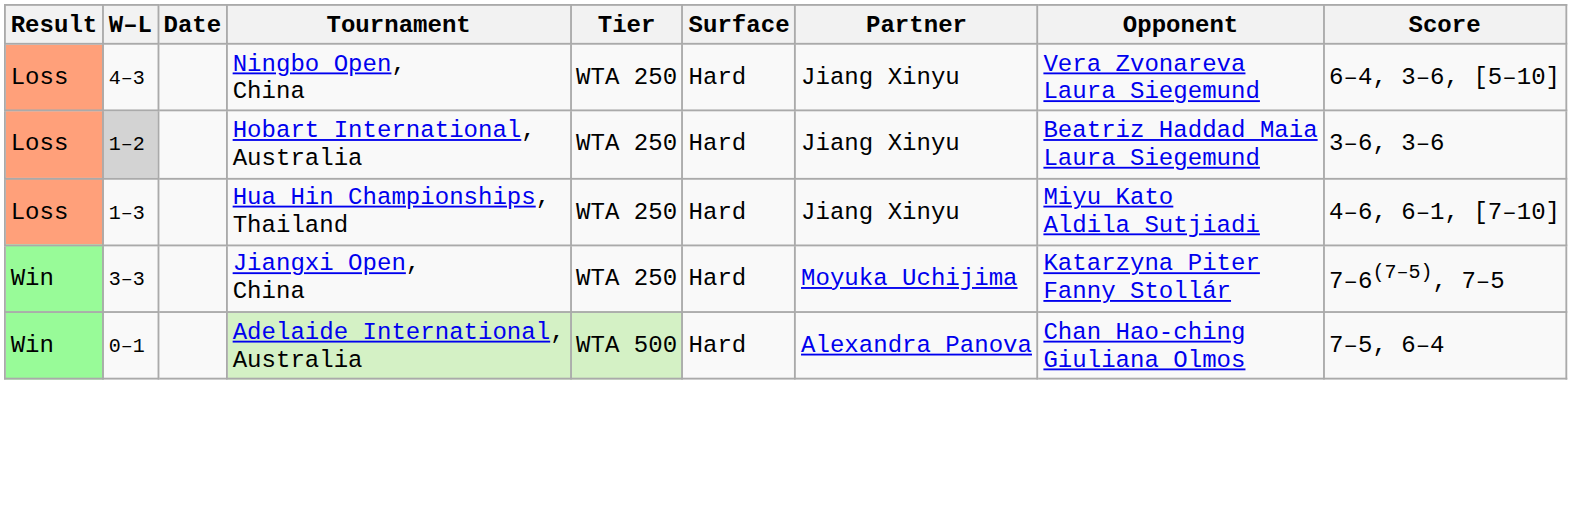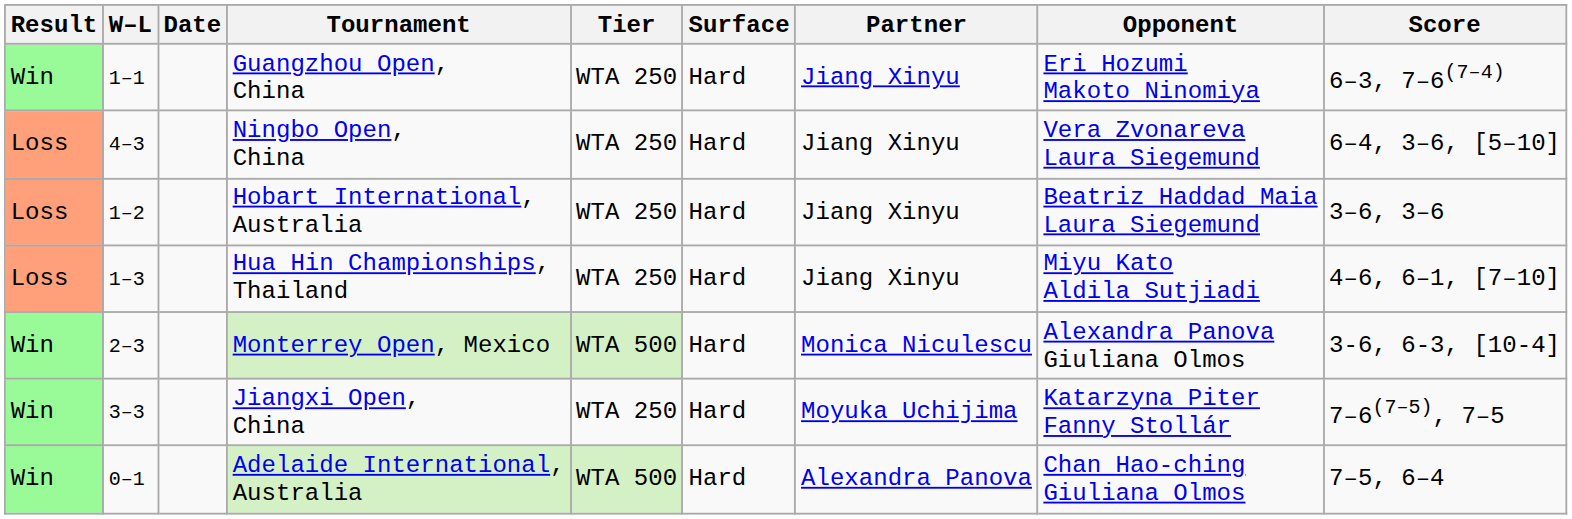+ row: (341, 78)
(127, 145) lightgrey background -> (127, 212) no background
+ row: (391, 345)
